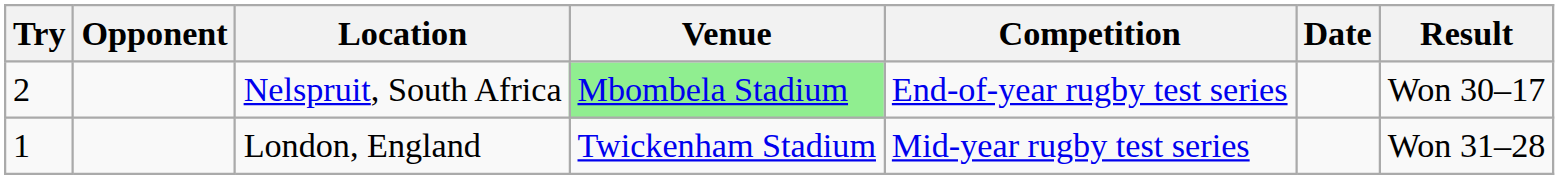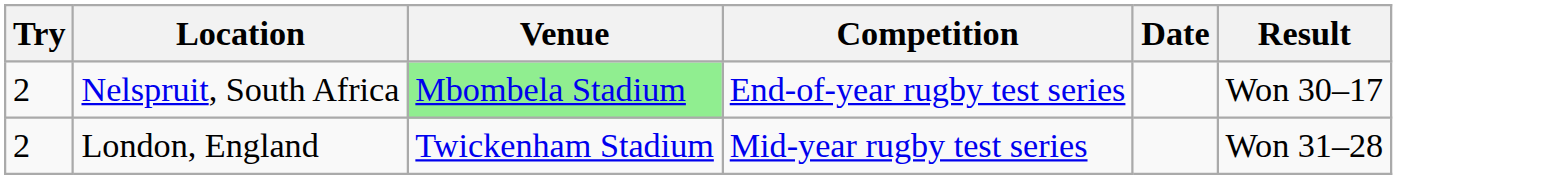- column: (155, 32)
(22, 145) 1 -> (22, 145) 2
